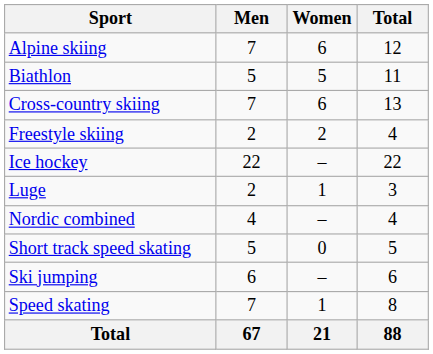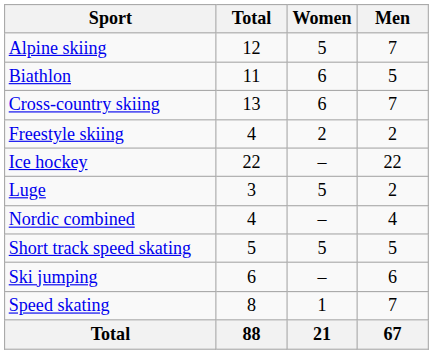columns swapped: (252, 18) <-> (392, 18)
(322, 47) 6 -> (322, 47) 5
(322, 76) 5 -> (322, 76) 6
(322, 190) 1 -> (322, 190) 5
(322, 248) 0 -> (322, 248) 5
